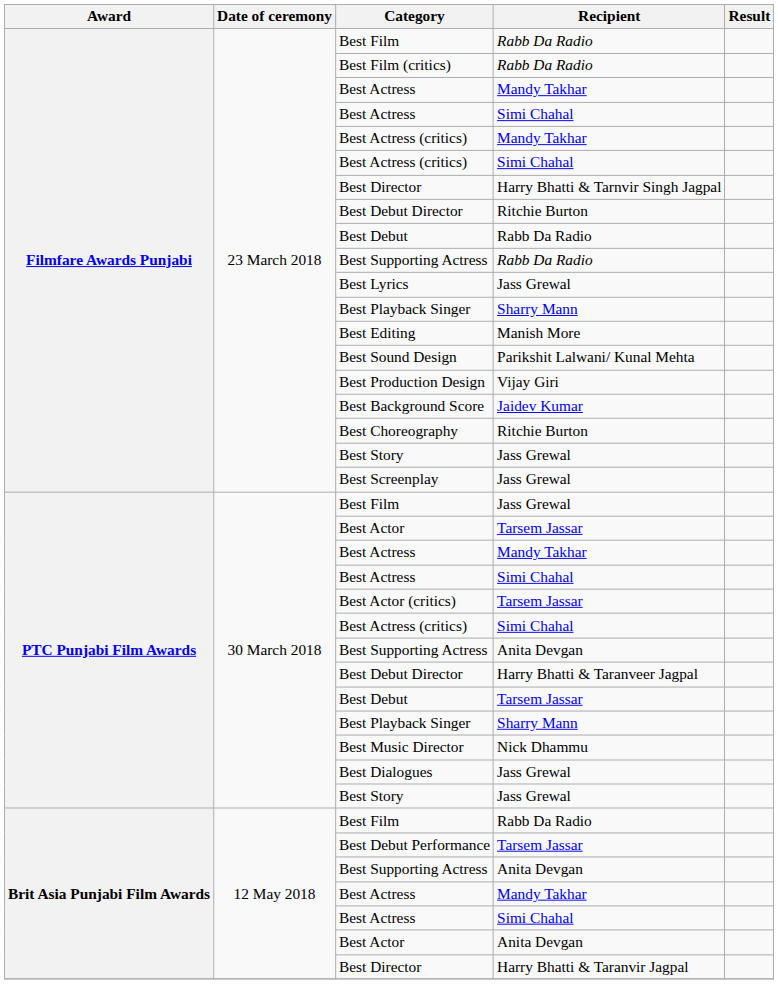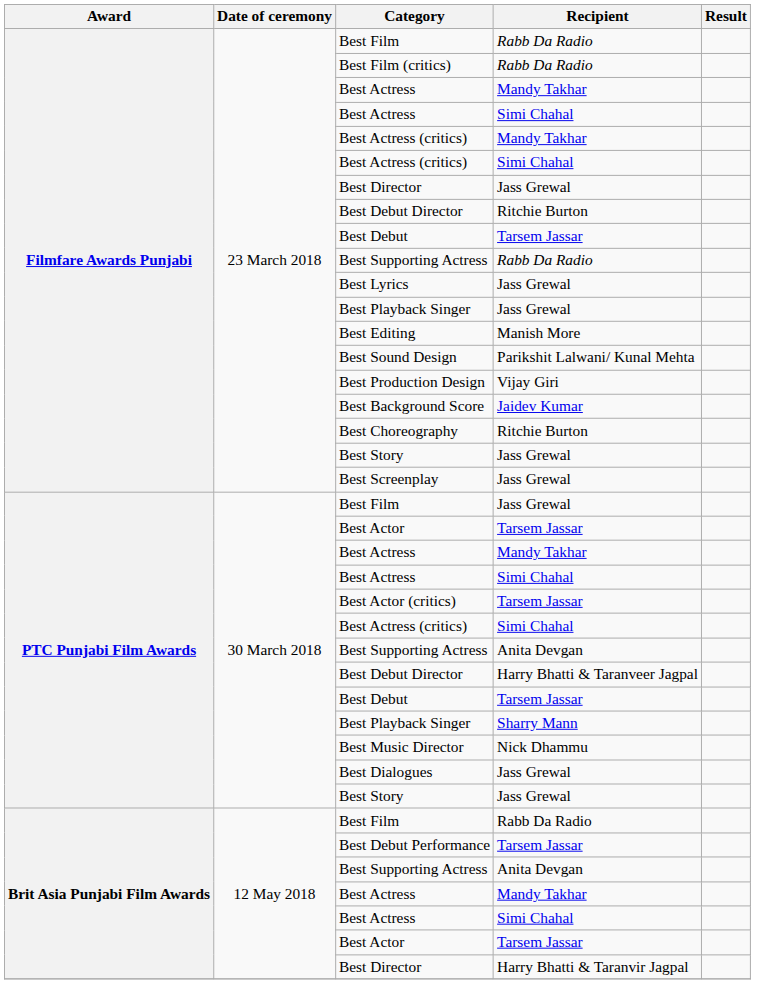(609, 187) Harry Bhatti & Tarnvir Singh Jagpal -> (534, 187) Jass Grewal
(544, 235) Rabb Da Radio -> (540, 235) Tarsem Jassar
(537, 308) Sharry Mann -> (534, 308) Jass Grewal
(540, 942) Anita Devgan -> (540, 942) Tarsem Jassar
